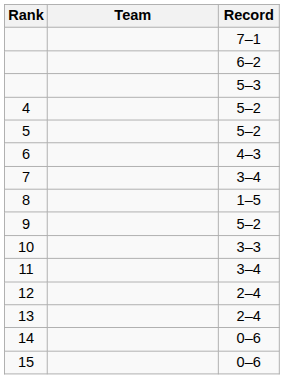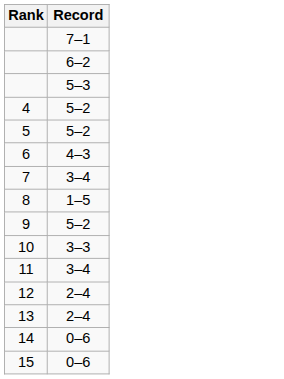- column: (133, 16)
